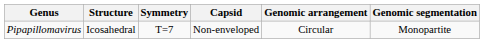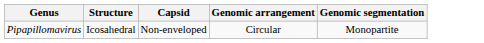- column: (164, 13)
